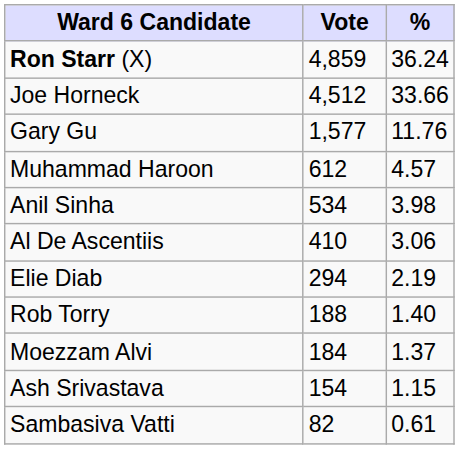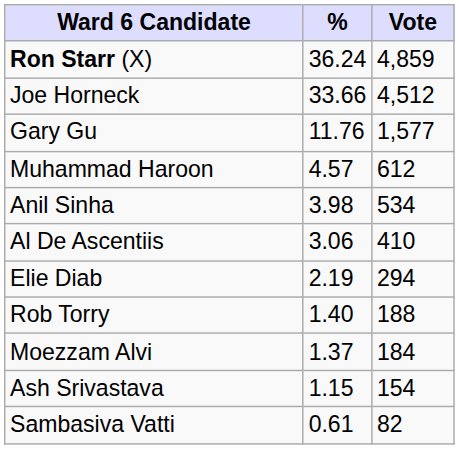columns swapped: (345, 22) <-> (420, 22)
